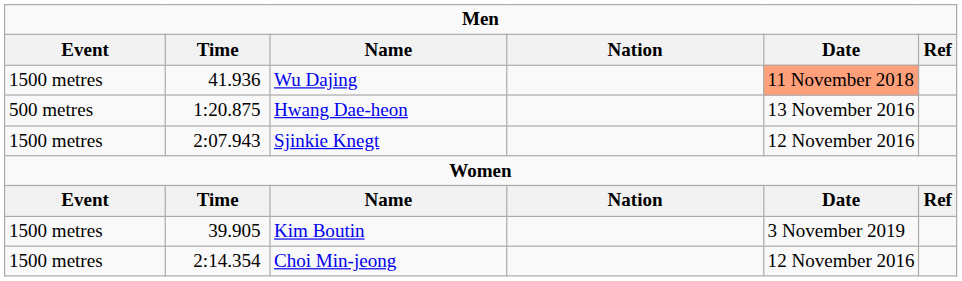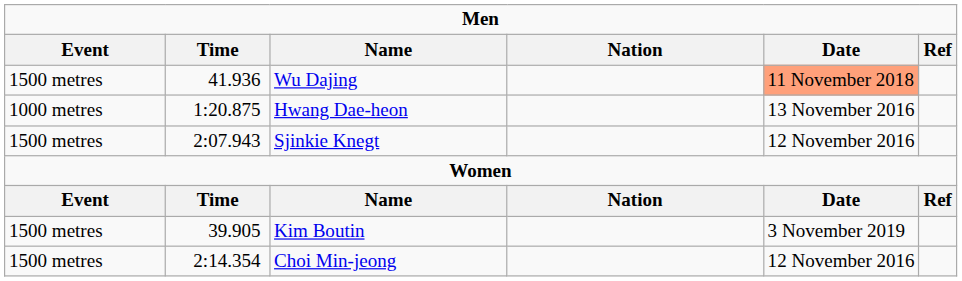(51, 110) 500 metres -> (56, 110) 1000 metres
